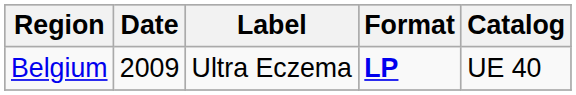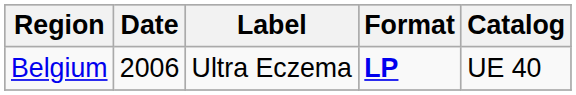(150, 68) 2009 -> (150, 68) 2006
